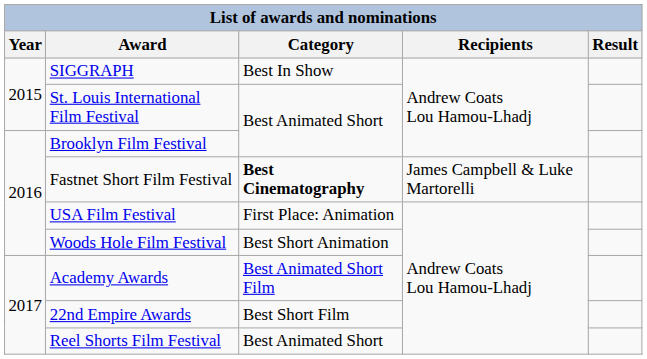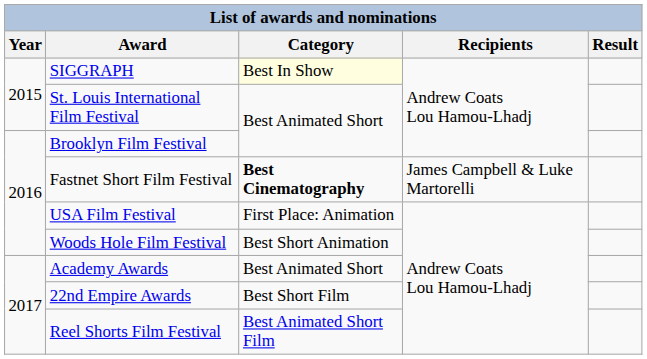(288, 71) no background -> (288, 71) lightyellow background
(313, 278) Best Animated Short Film -> (313, 268) Best Animated Short
(313, 340) Best Animated Short -> (313, 331) Best Animated Short Film
